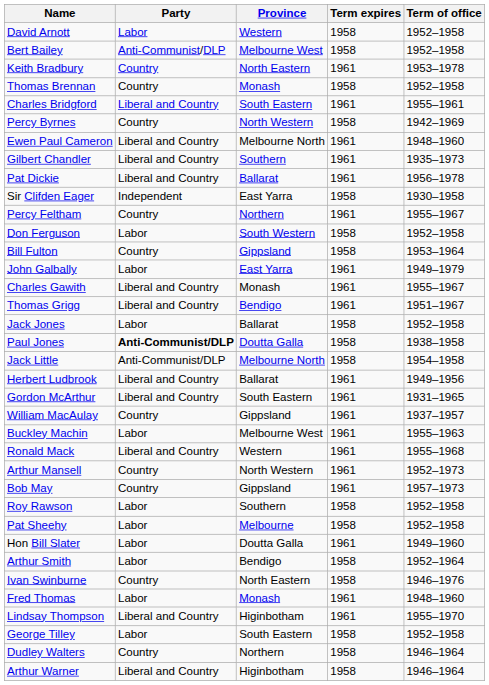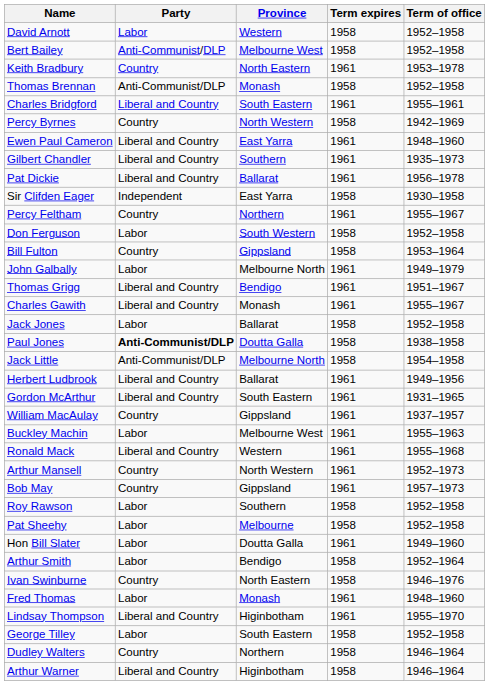(138, 86) Country -> (172, 86) Anti-Communist/DLP
(282, 141) Melbourne North -> (266, 141) East Yarra
(266, 269) East Yarra -> (282, 269) Melbourne North
rows swapped: (46, 287) <-> (44, 305)
